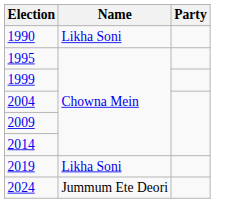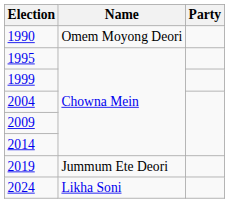(91, 36) Likha Soni -> (122, 36) Omem Moyong Deori
(91, 166) Likha Soni -> (115, 166) Jummum Ete Deori
(115, 187) Jummum Ete Deori -> (91, 187) Likha Soni
